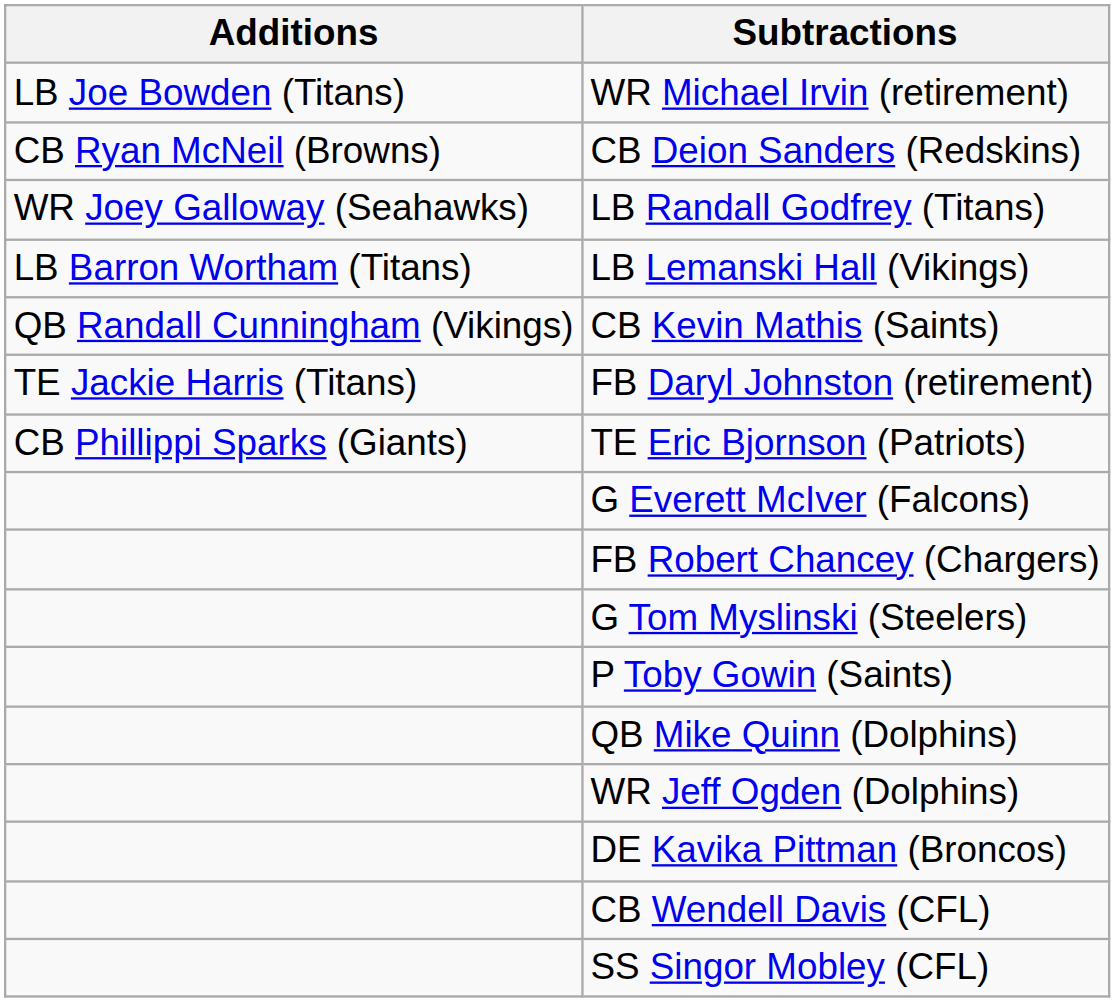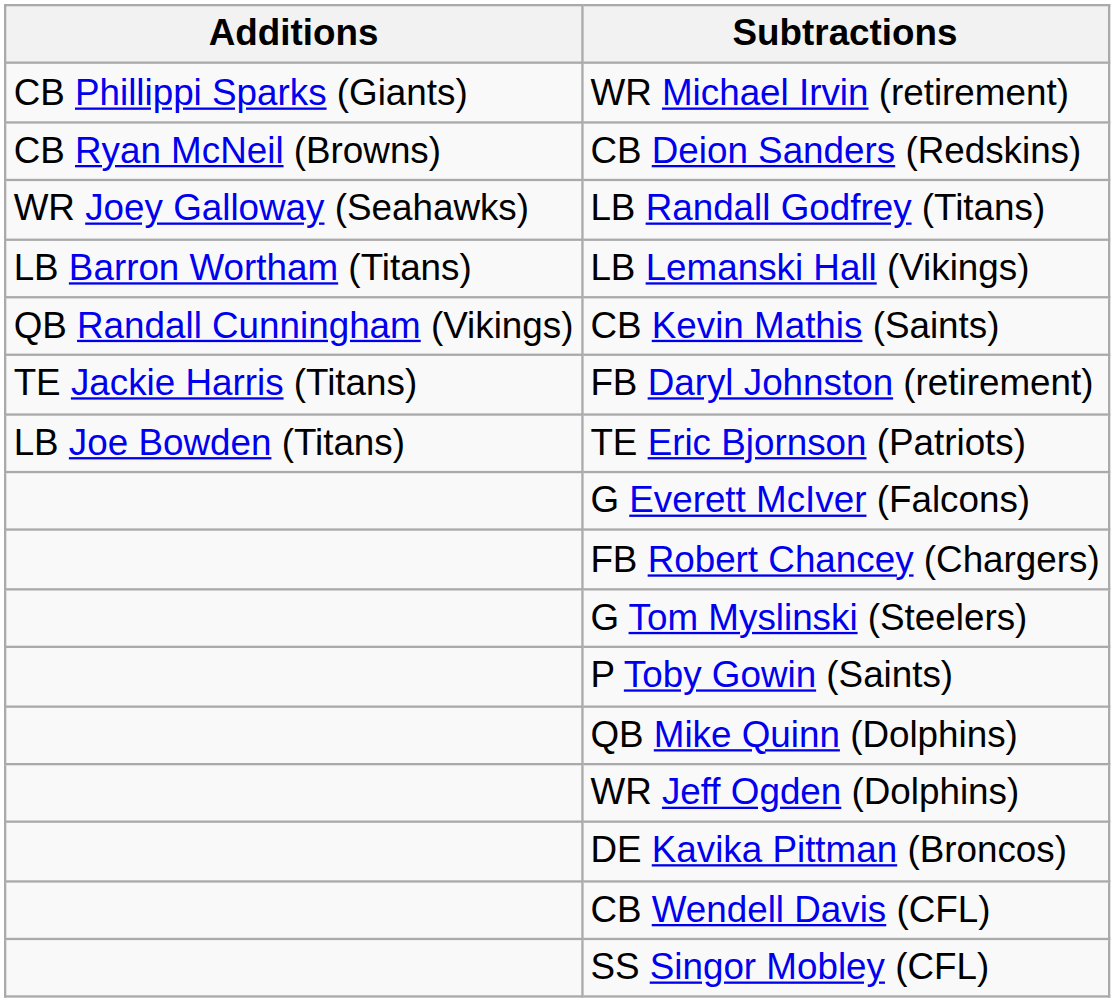(209, 92) LB Joe Bowden (Titans) -> (241, 92) CB Phillippi Sparks (Giants)
(241, 442) CB Phillippi Sparks (Giants) -> (209, 442) LB Joe Bowden (Titans)
